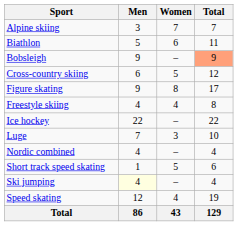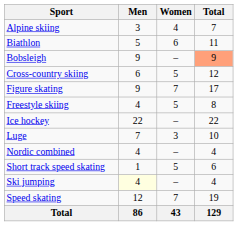(176, 27) 7 -> (176, 27) 4
(176, 89) 8 -> (176, 89) 7
(176, 105) 4 -> (176, 105) 5
(176, 197) 4 -> (176, 197) 7
